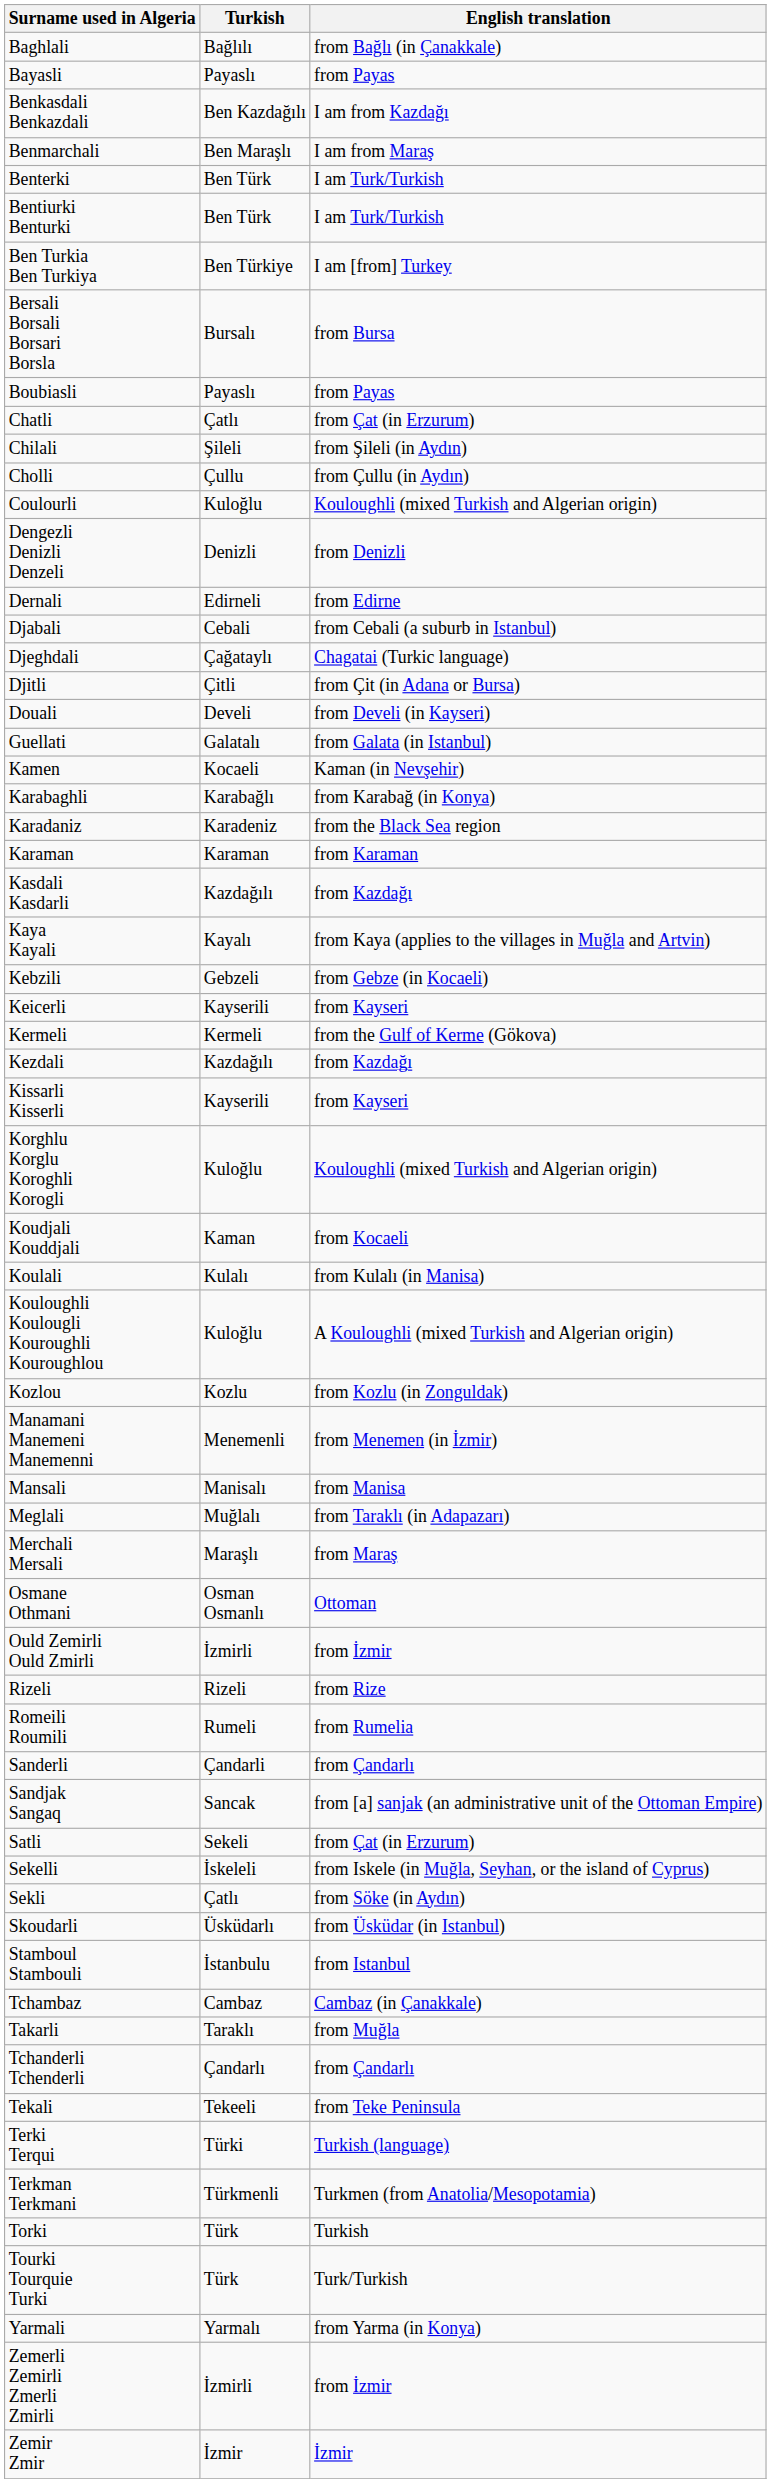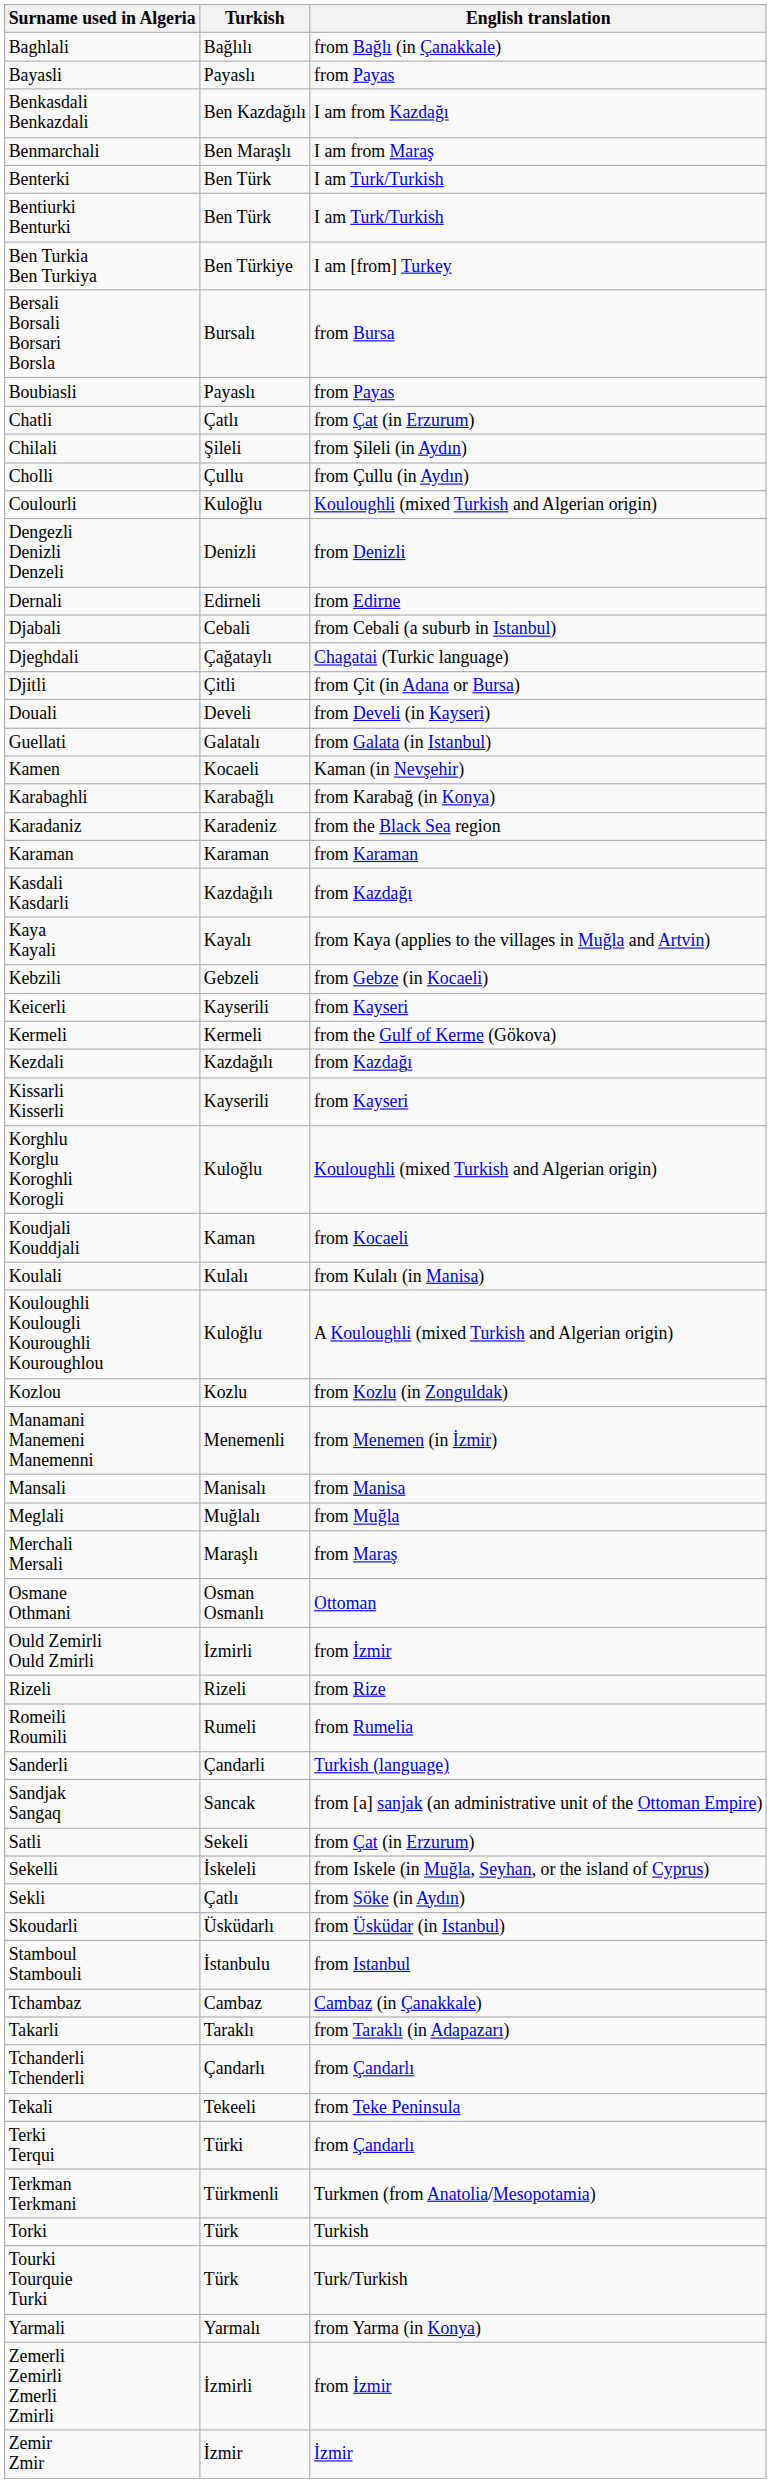(412, 1516) from Taraklı (in Adapazarı) -> (357, 1516) from Muğla
(364, 1765) from Çandarlı -> (382, 1765) Turkish (language)
(357, 2030) from Muğla -> (412, 2030) from Taraklı (in Adapazarı)
(382, 2145) Turkish (language) -> (364, 2145) from Çandarlı
